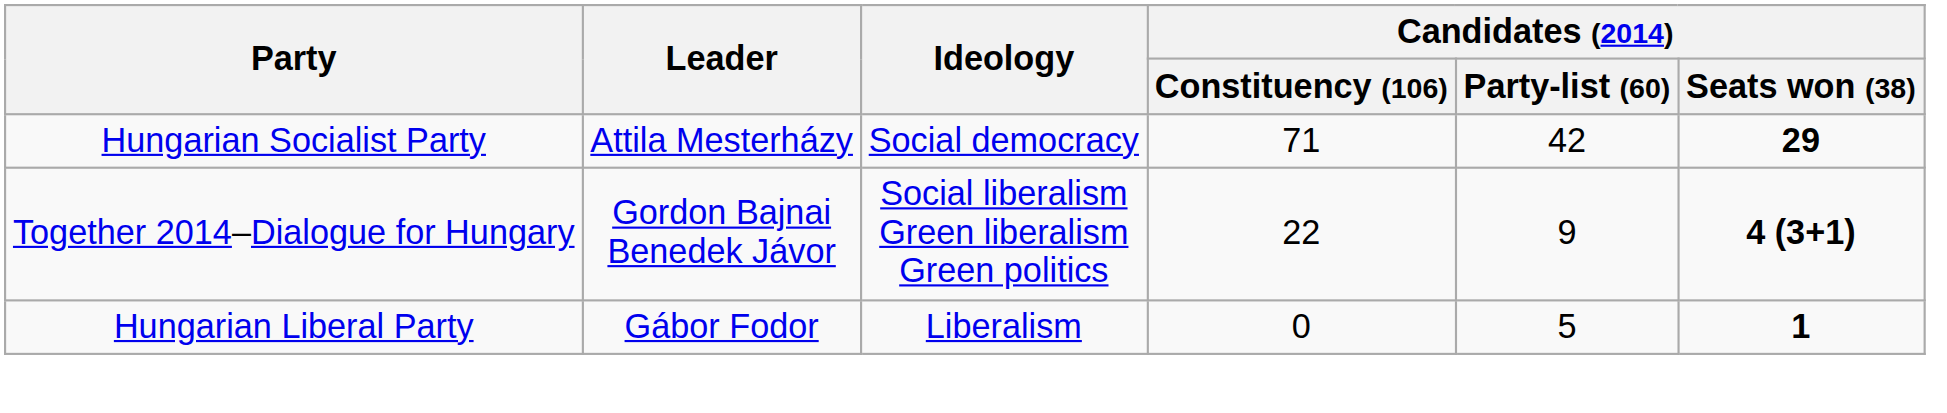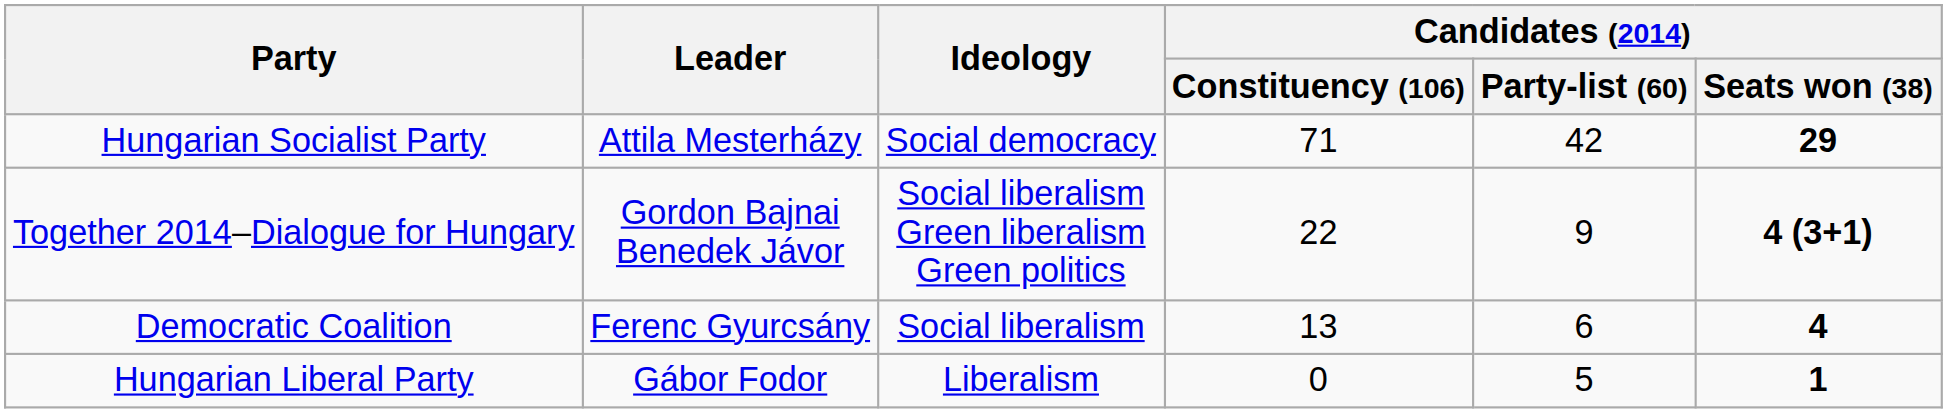+ row: (294, 325)
